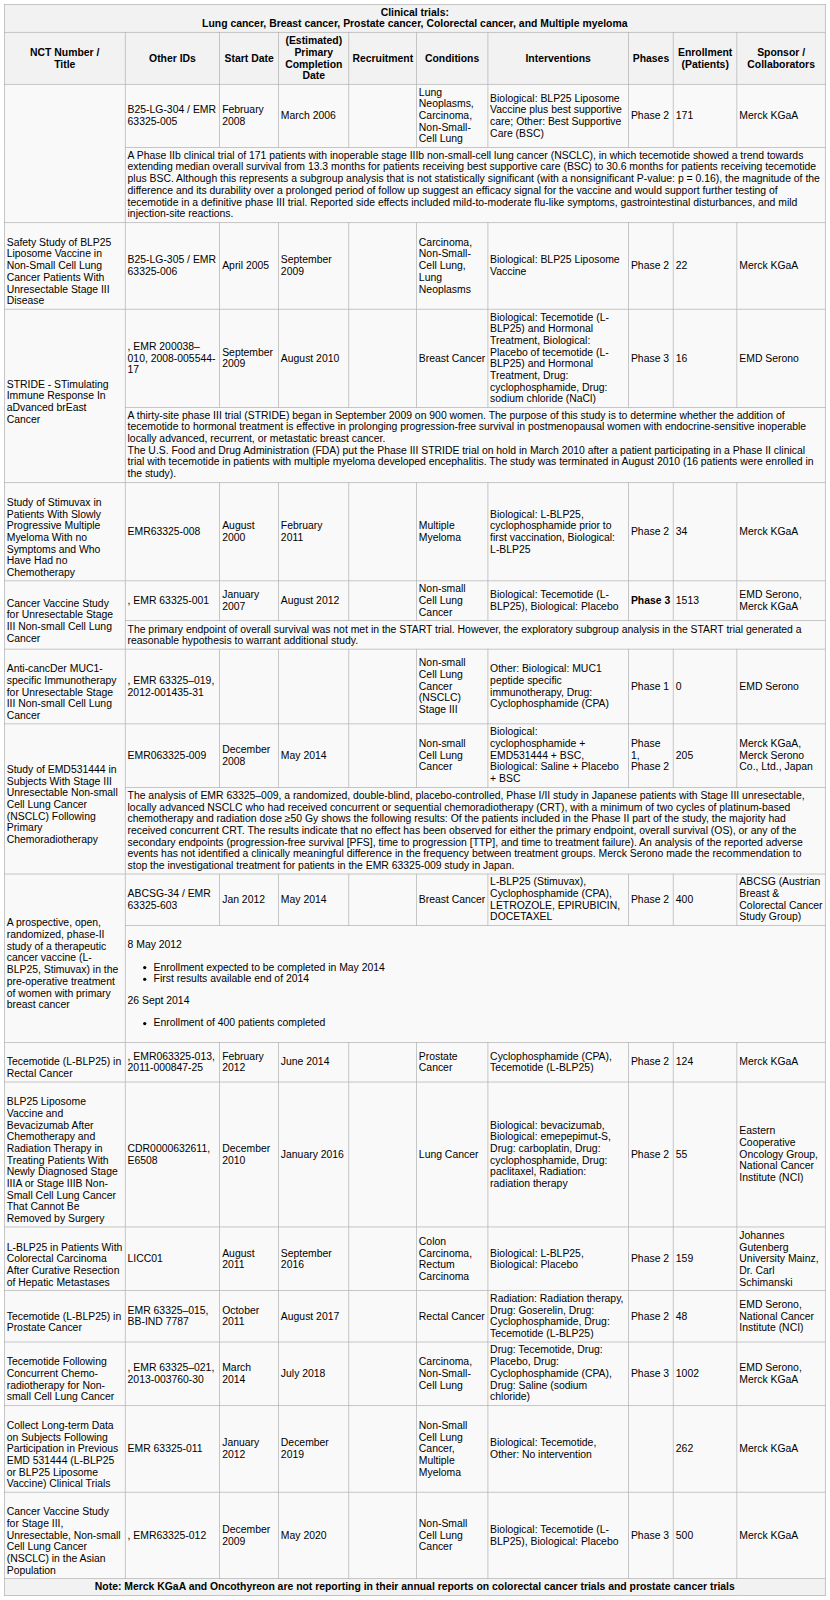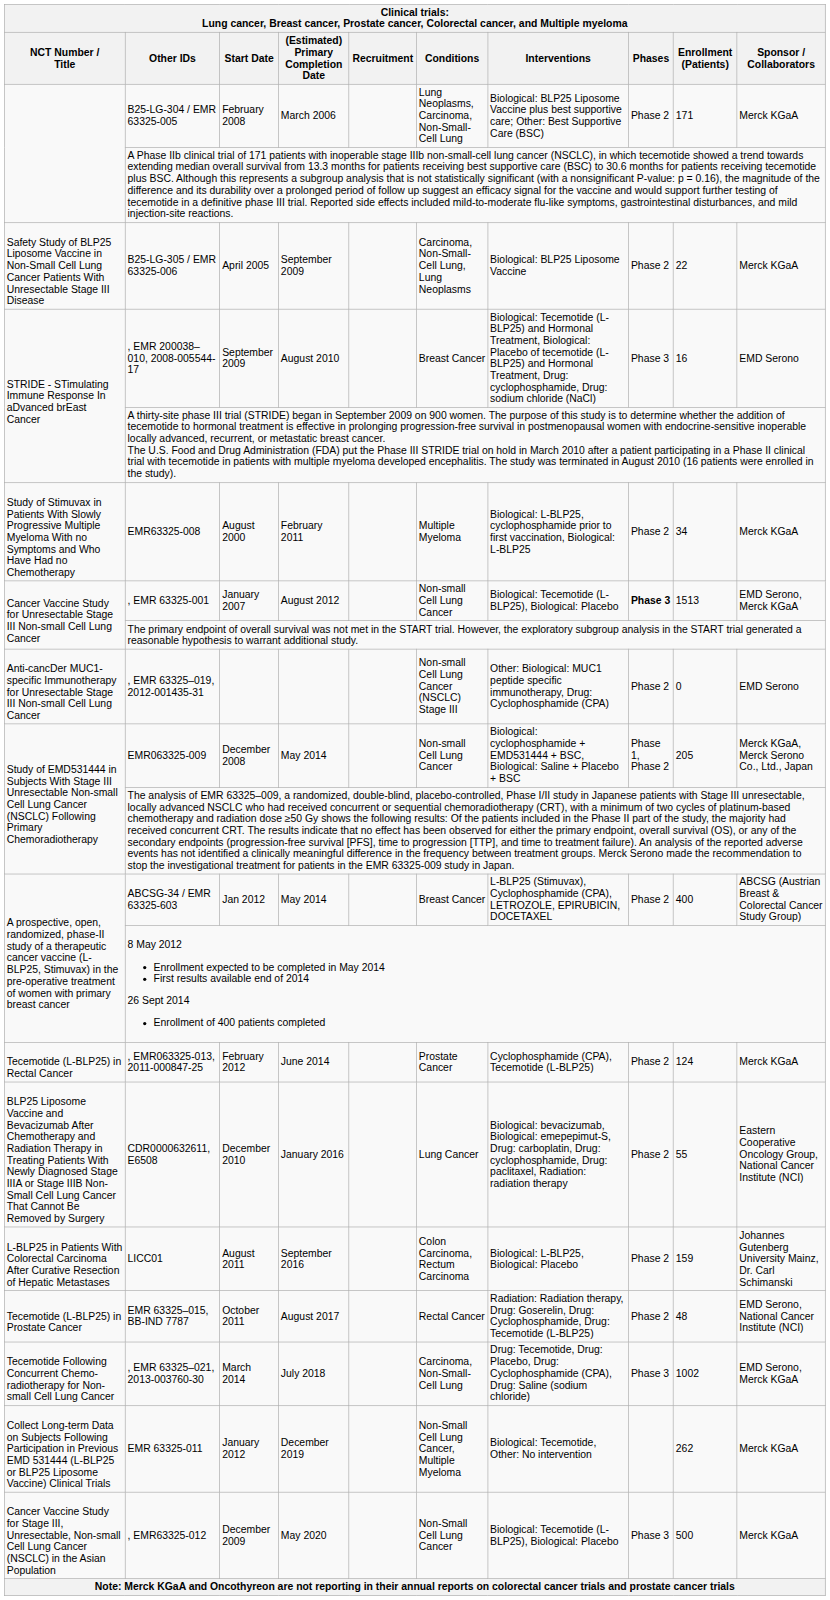(650, 686) Phase 1 -> (650, 686) Phase 2
